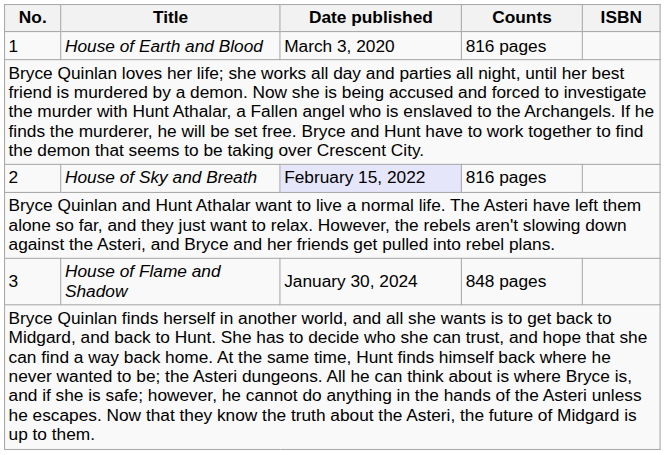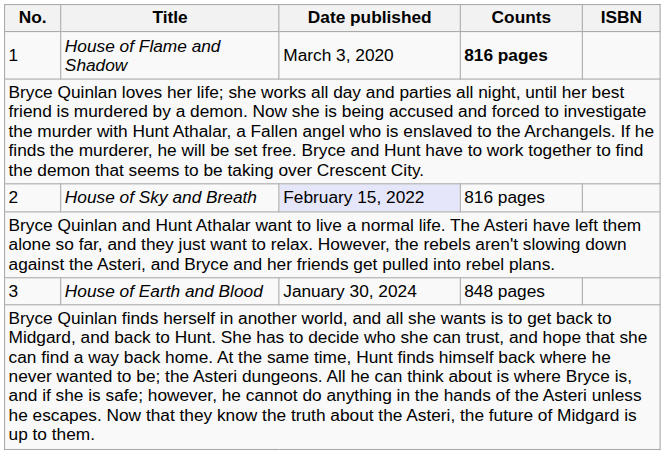(164, 45) House of Earth and Blood -> (143, 55) House of Flame and Shadow
(506, 45) normal -> (506, 55) bold
(143, 281) House of Flame and Shadow -> (164, 291) House of Earth and Blood
